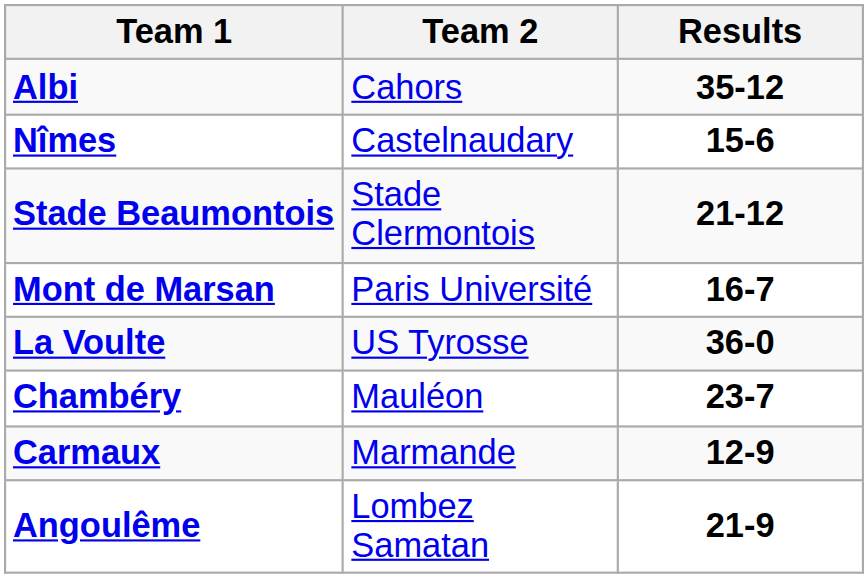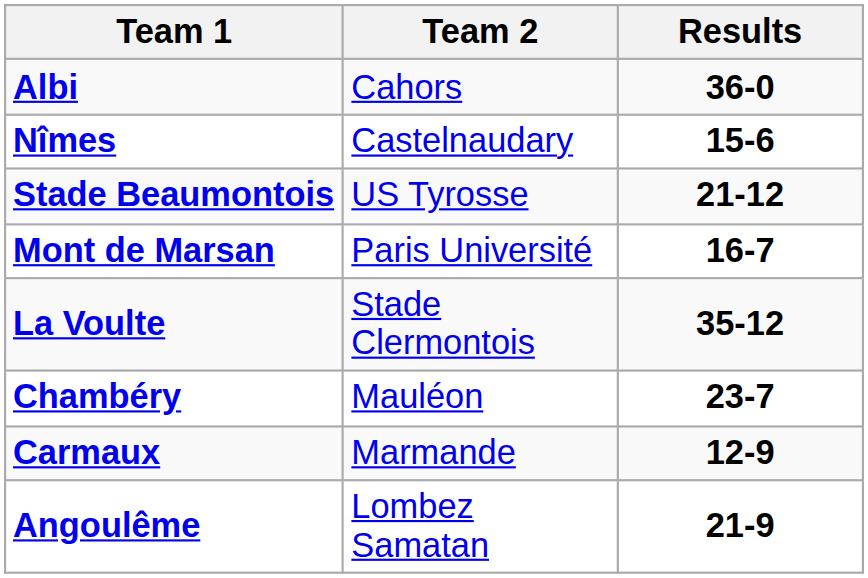(740, 86) 35-12 -> (740, 86) 36-0
(443, 214) Stade Clermontois -> (440, 195) US Tyrosse
(440, 343) US Tyrosse -> (443, 323) Stade Clermontois
(740, 343) 36-0 -> (740, 323) 35-12
